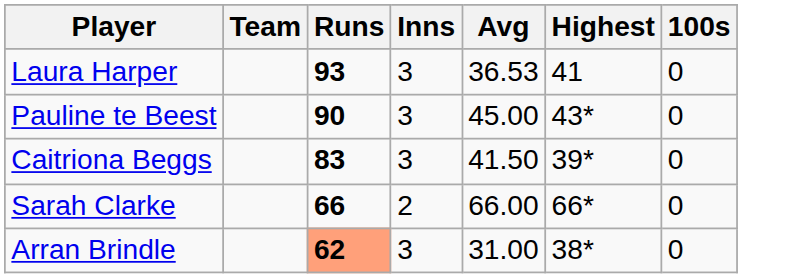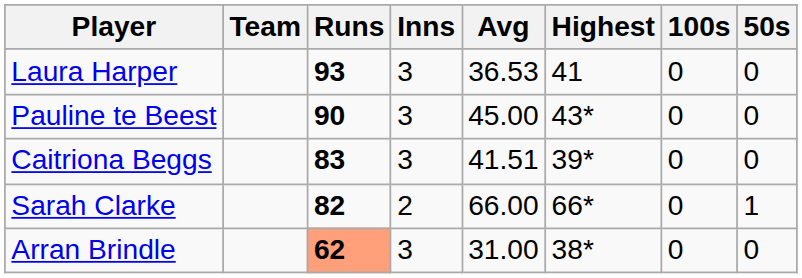+ column: (767, 26)
(503, 160) 41.50 -> (503, 160) 41.51
(330, 205) 66 -> (330, 205) 82
